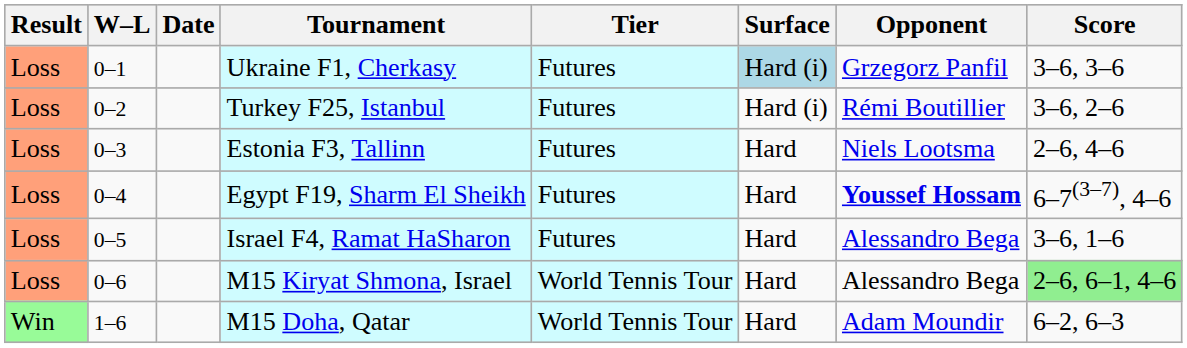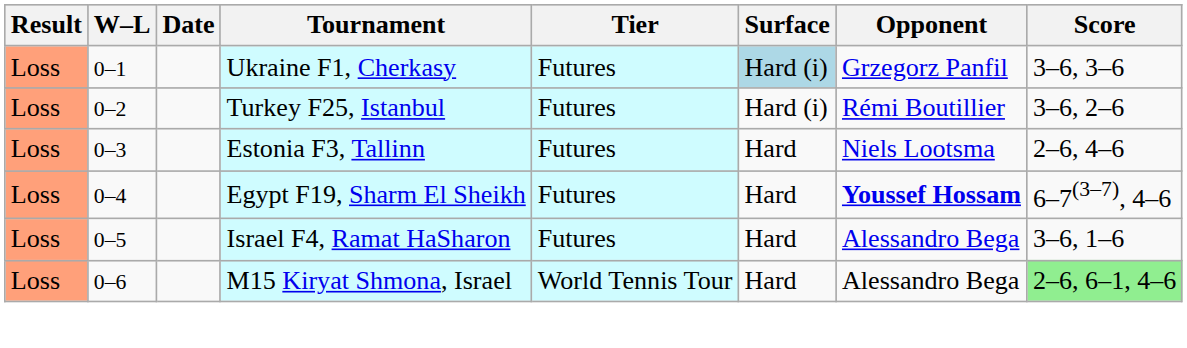- row: (318, 321)
